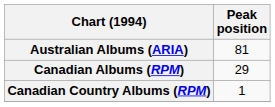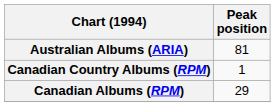rows swapped: (109, 70) <-> (109, 91)
